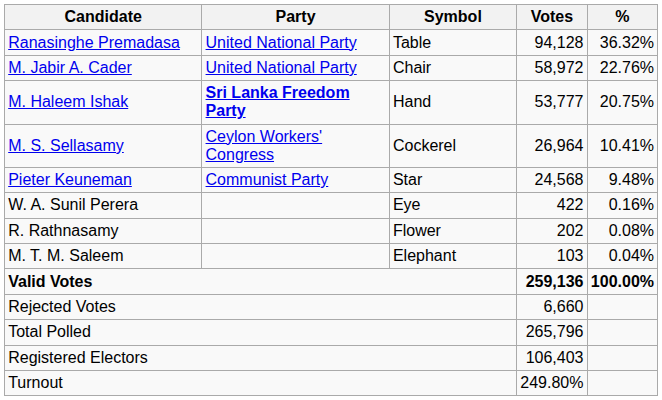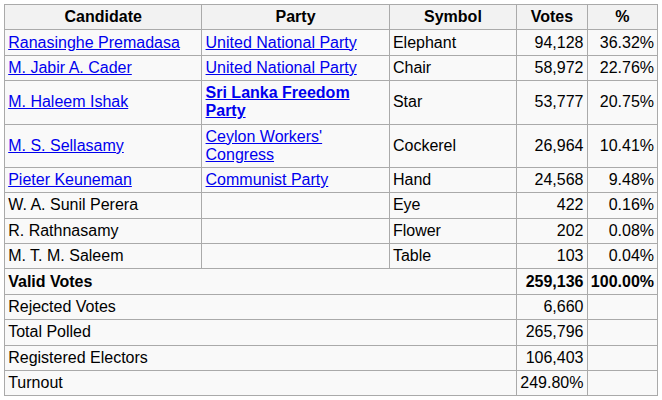(412, 42) Table -> (425, 42) Elephant
(412, 102) Hand -> (408, 102) Star
(408, 180) Star -> (412, 180) Hand
(425, 256) Elephant -> (412, 256) Table
